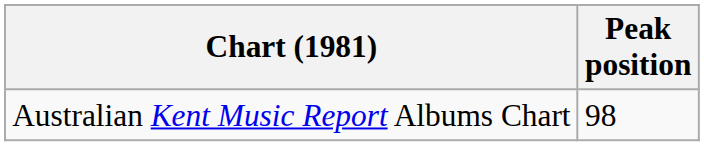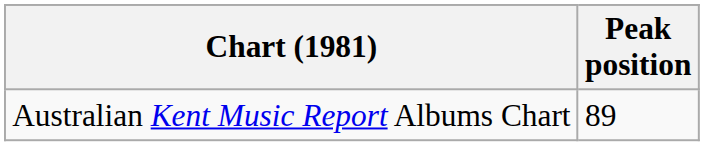(601, 114) 98 -> (601, 114) 89
